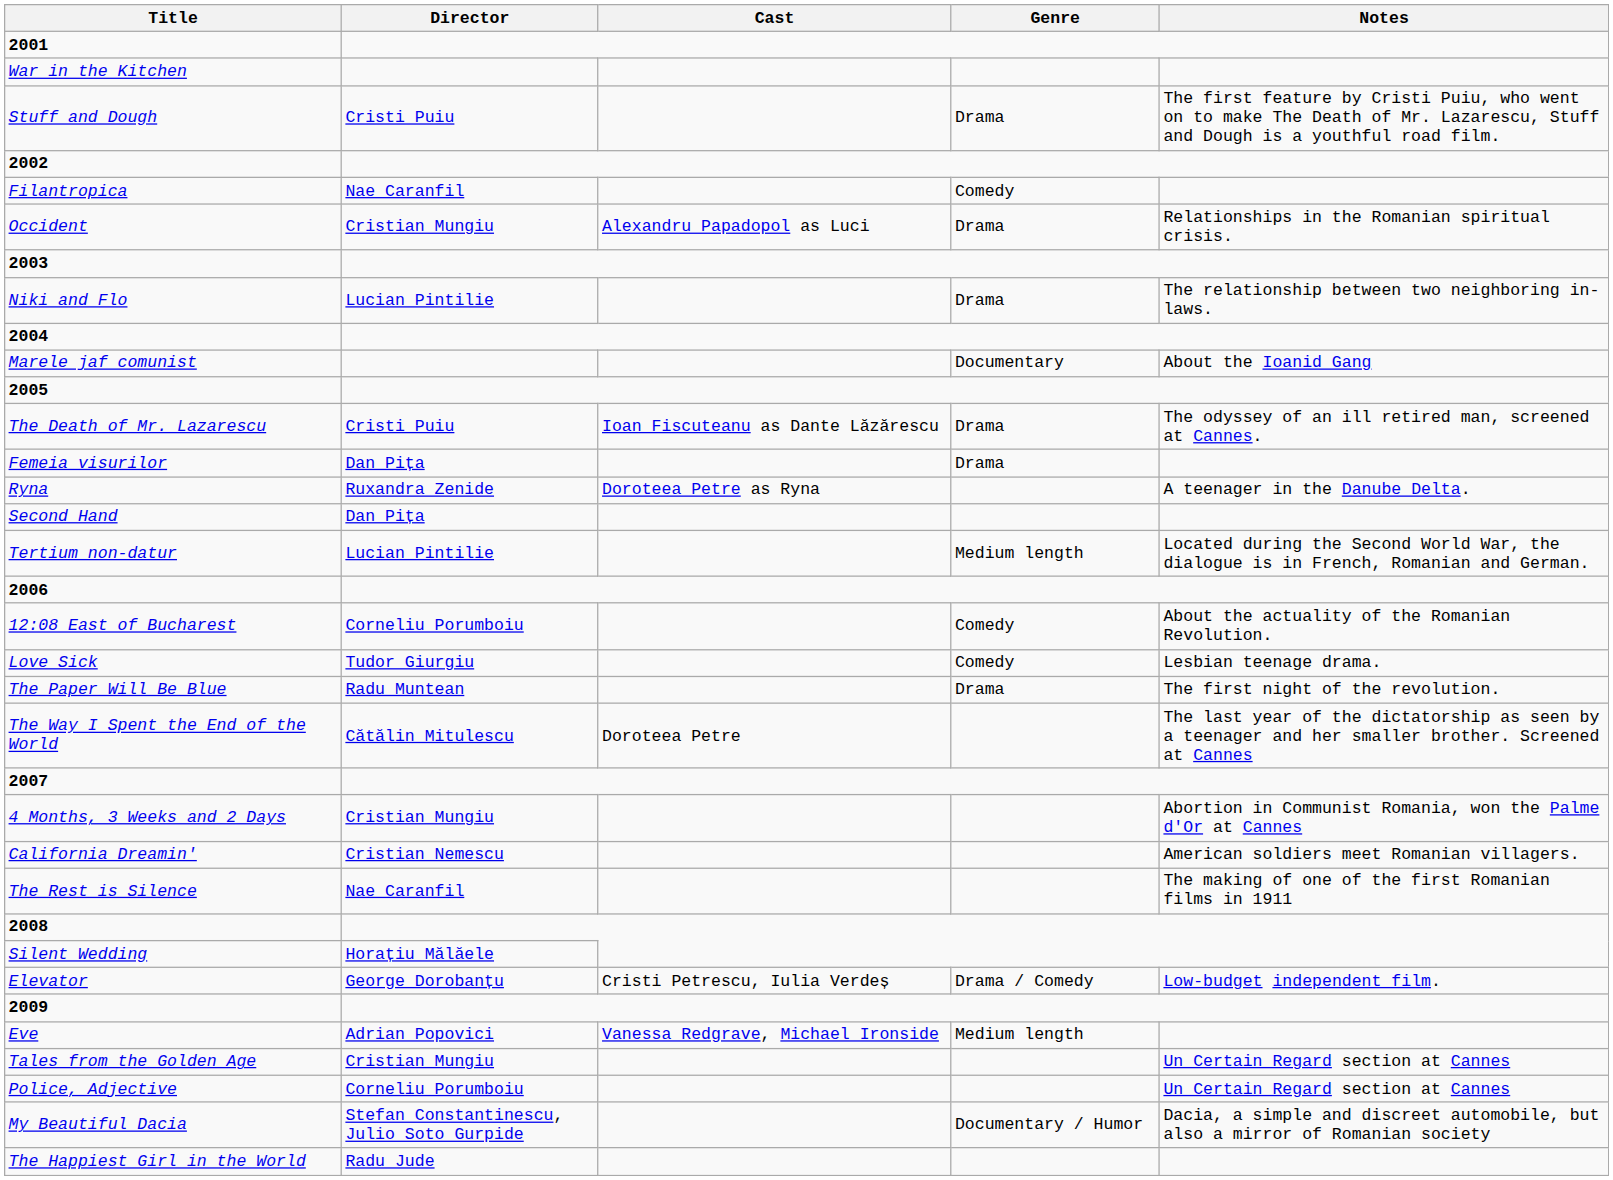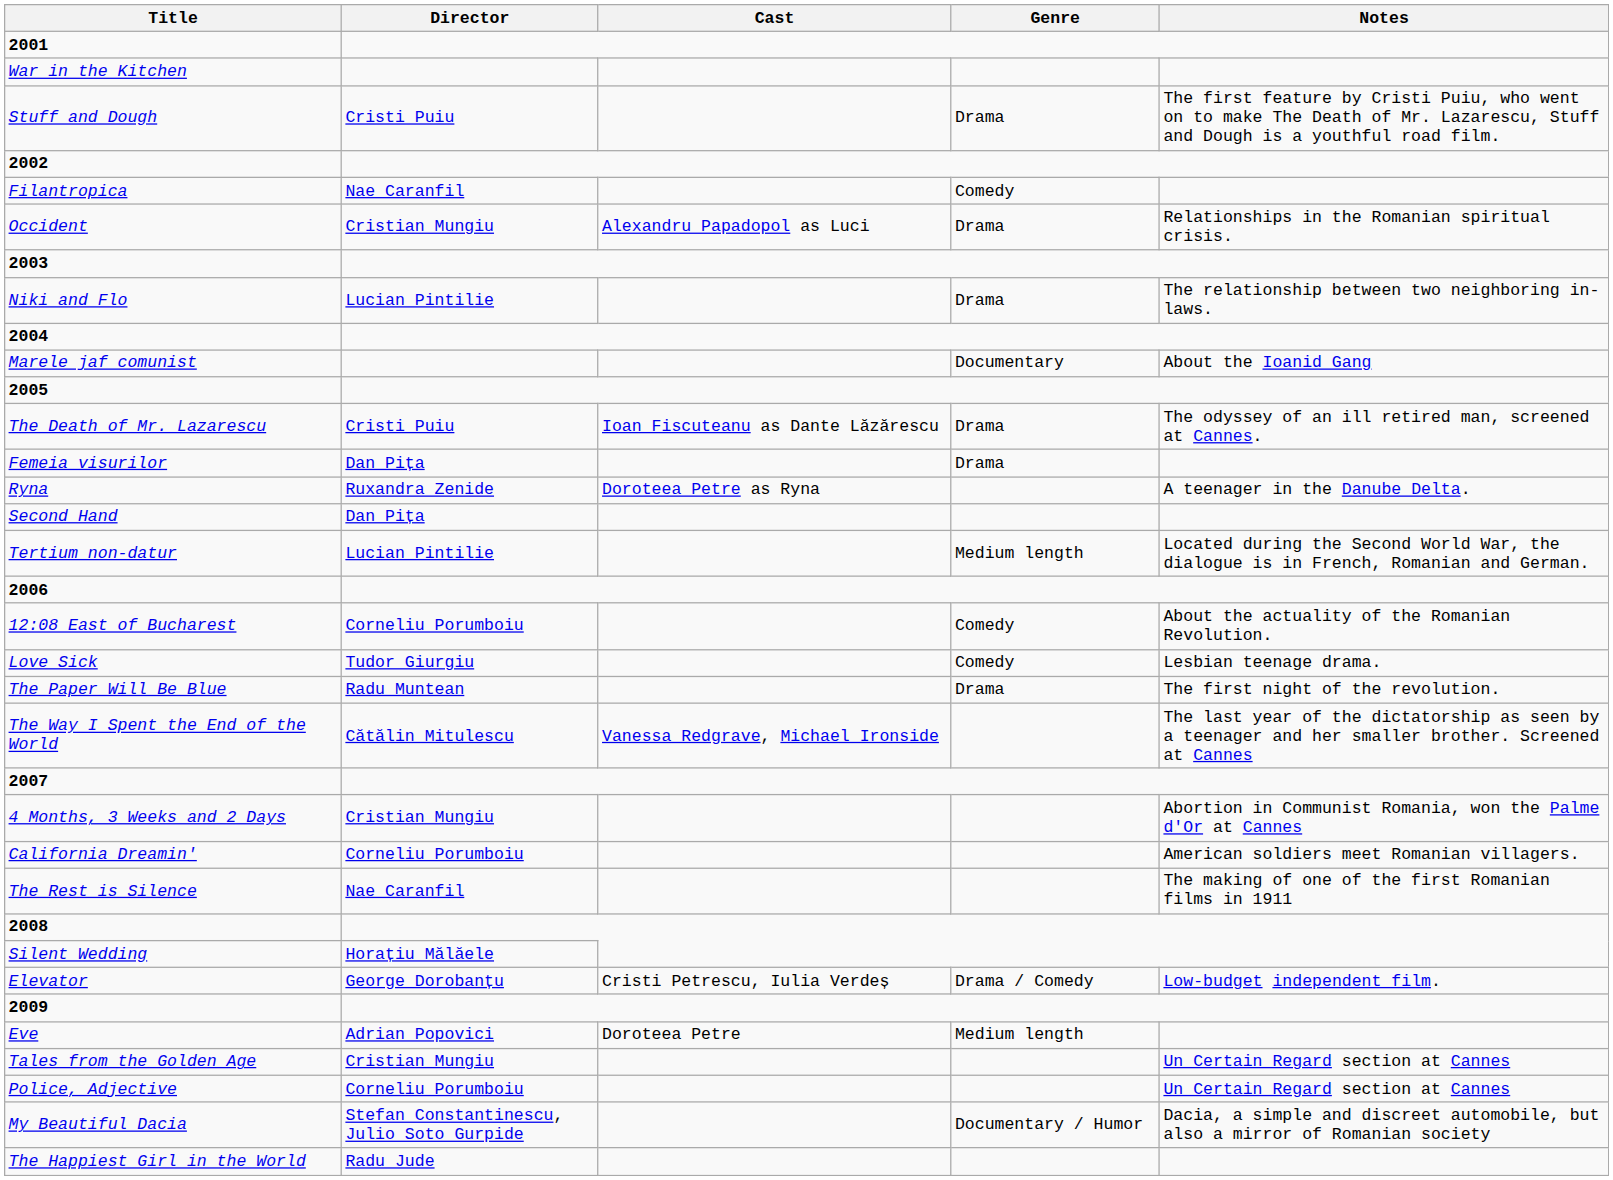(671, 736) Doroteea Petre -> (770, 736) Vanessa Redgrave, Michael Ironside
(425, 854) Cristian Nemescu -> (435, 854) Corneliu Porumboiu
(770, 1035) Vanessa Redgrave, Michael Ironside -> (671, 1035) Doroteea Petre
